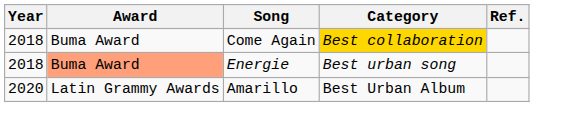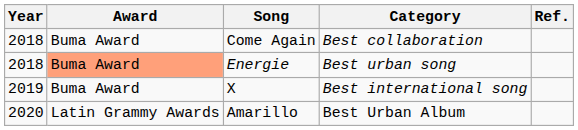(403, 41) gold background -> (403, 41) no background
+ row: (231, 89)
